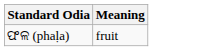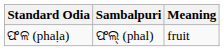+ column: (129, 14)
